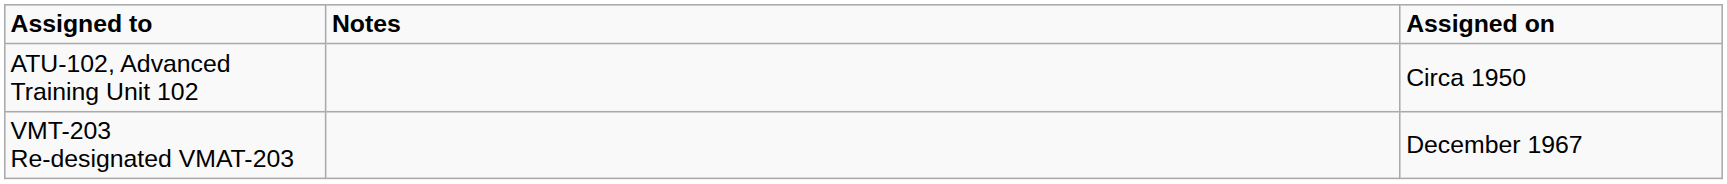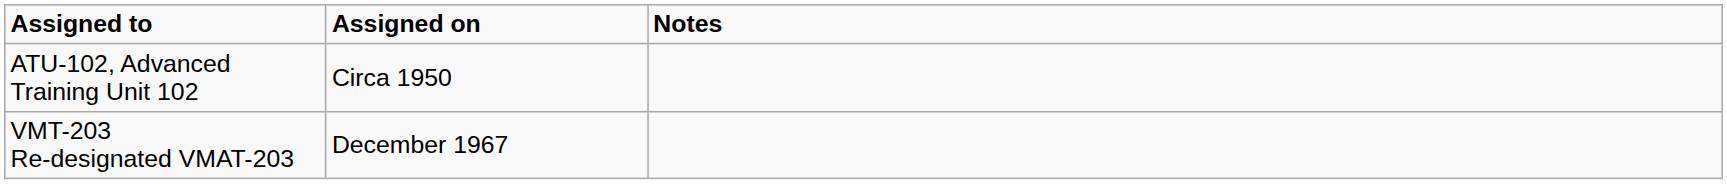columns swapped: (1481, 24) <-> (366, 24)
